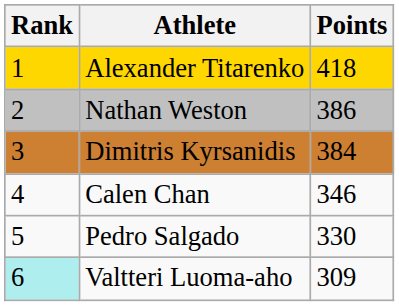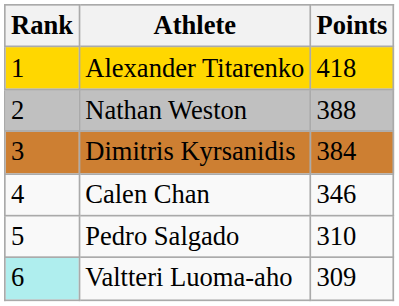(336, 109) 386 -> (336, 109) 388
(336, 236) 330 -> (336, 236) 310
